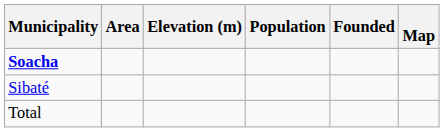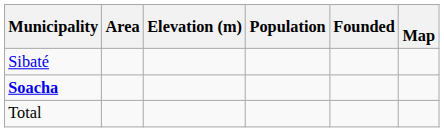rows swapped: (29, 87) <-> (33, 61)
